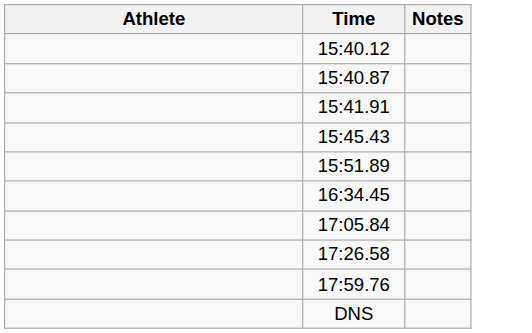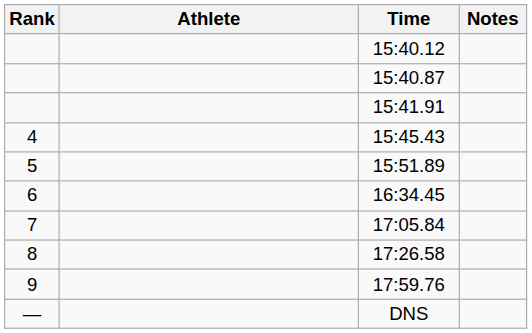+ column: (32, 19)
